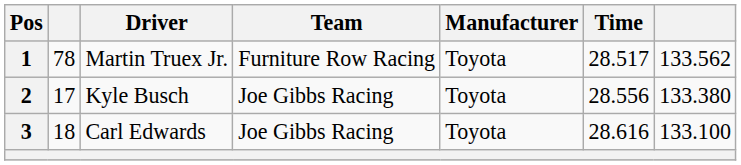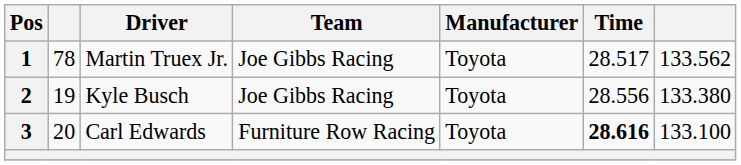(337, 59) Furniture Row Racing -> (316, 59) Joe Gibbs Racing
(64, 95) 17 -> (64, 95) 19
(64, 131) 18 -> (64, 131) 20
(316, 131) Joe Gibbs Racing -> (337, 131) Furniture Row Racing
(619, 131) normal -> (619, 131) bold
